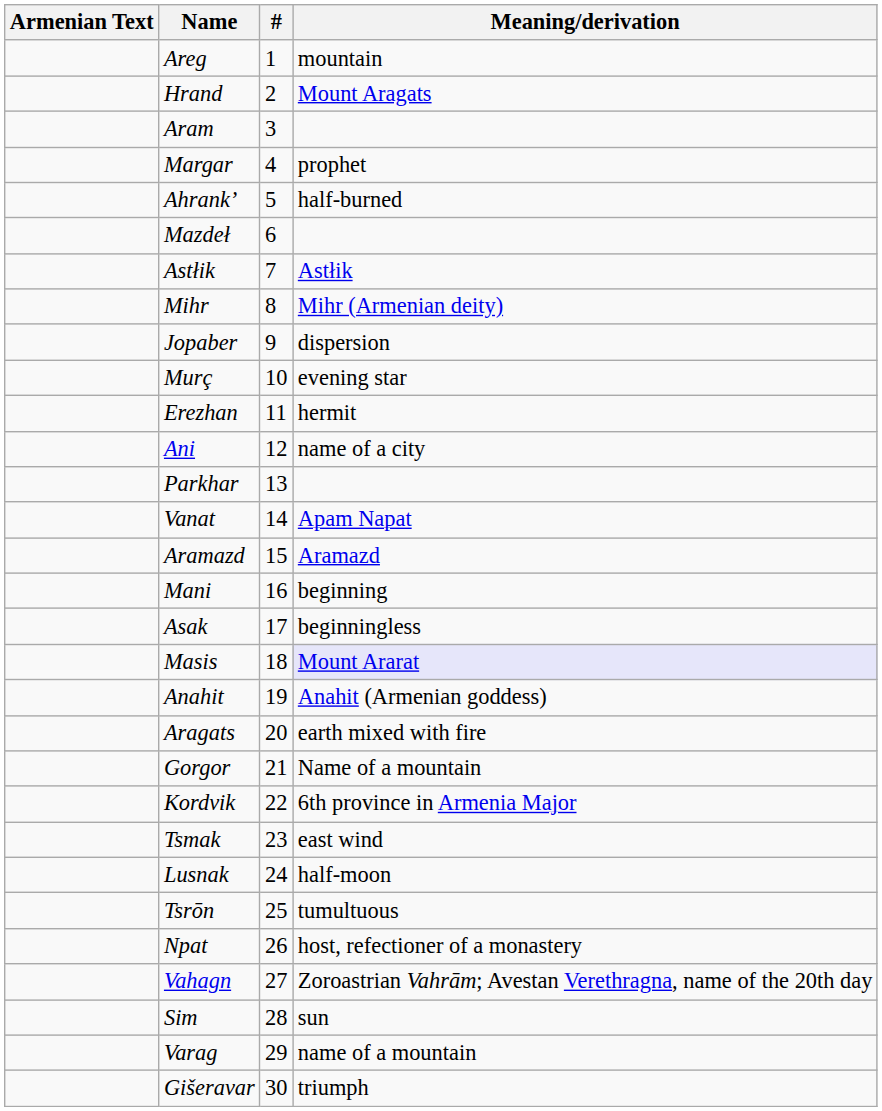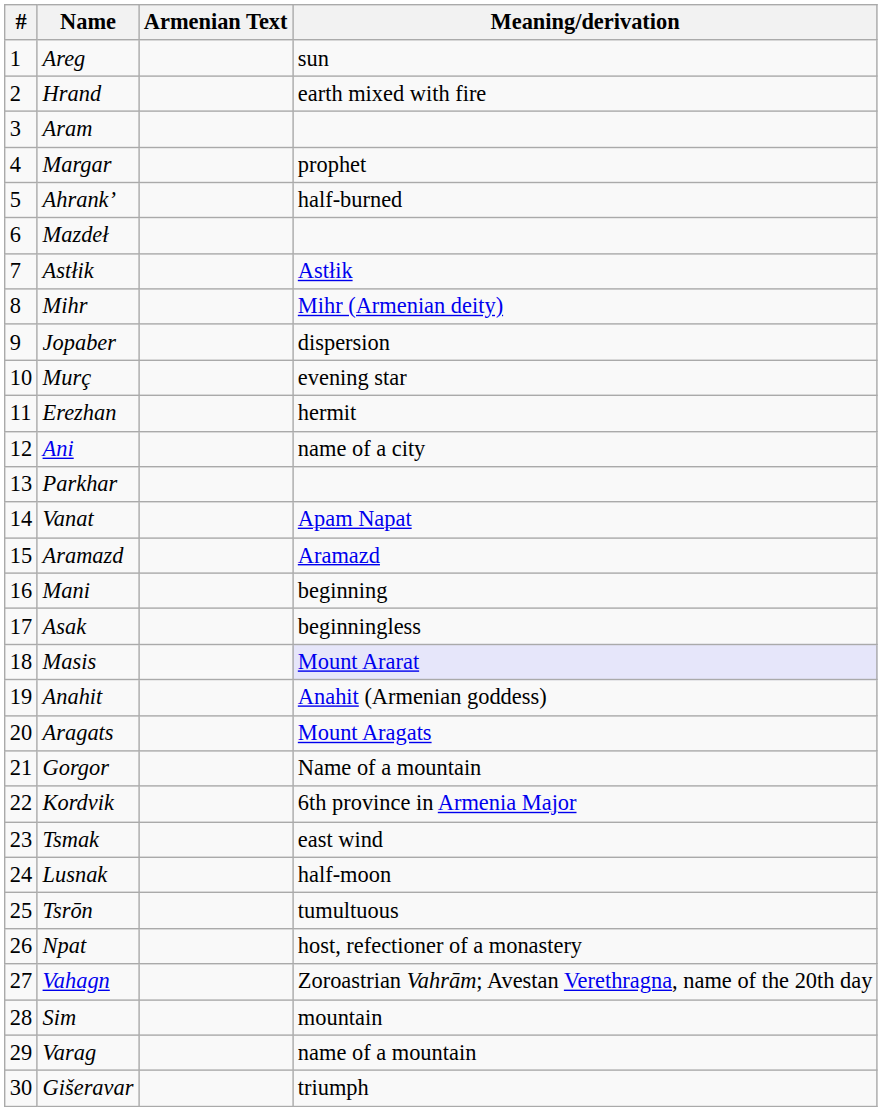columns swapped: (276, 22) <-> (82, 22)
(340, 57) mountain -> (313, 57) sun
(365, 93) Mount Aragats -> (392, 93) earth mixed with fire
(392, 732) earth mixed with fire -> (365, 732) Mount Aragats
(313, 1016) sun -> (340, 1016) mountain
